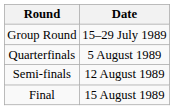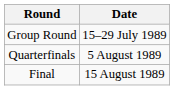- row: (42, 74)
